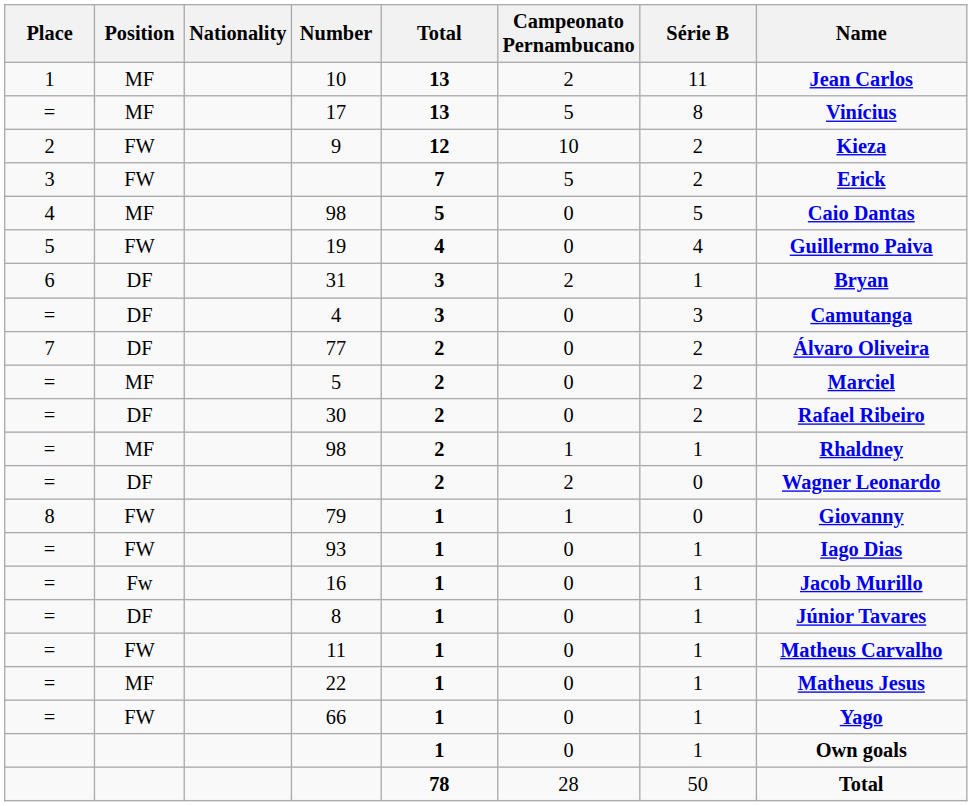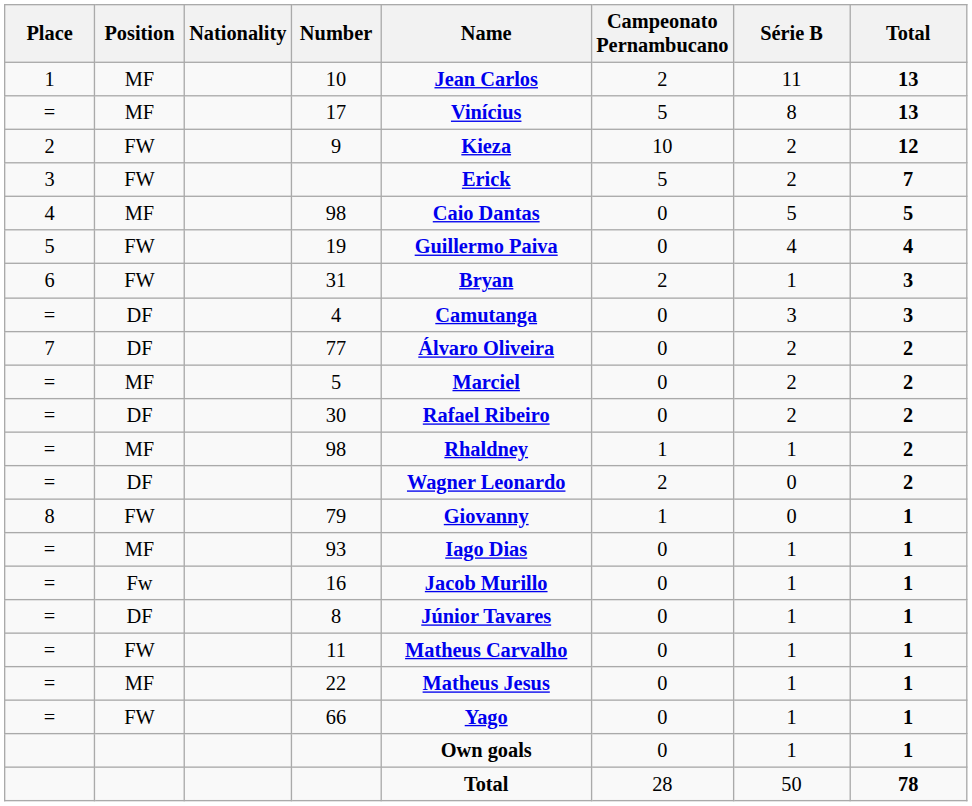columns swapped: (861, 33) <-> (439, 33)
(139, 280) DF -> (139, 280) FW
(139, 549) FW -> (139, 549) MF
